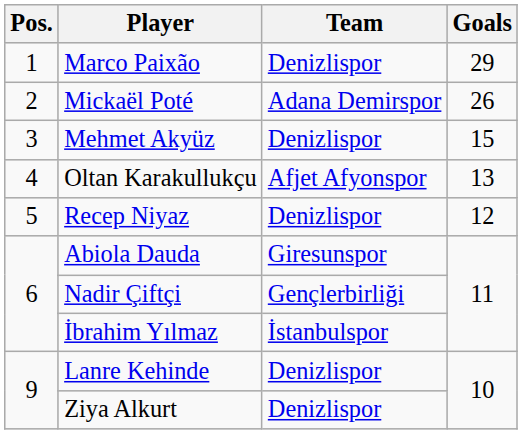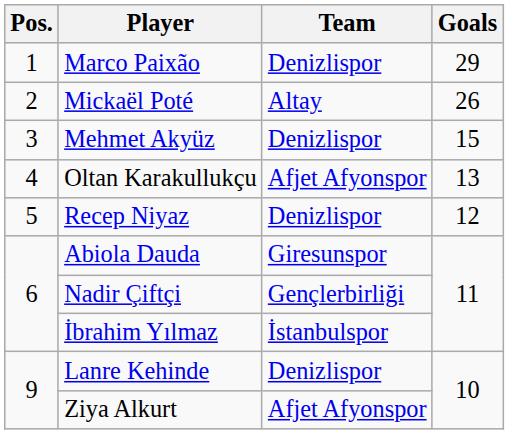(355, 100) Adana Demirspor -> (295, 100) Altay
(325, 409) Denizlispor -> (347, 409) Afjet Afyonspor
